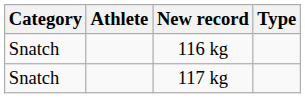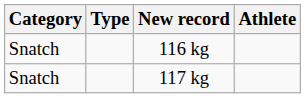columns swapped: (119, 19) <-> (277, 19)
